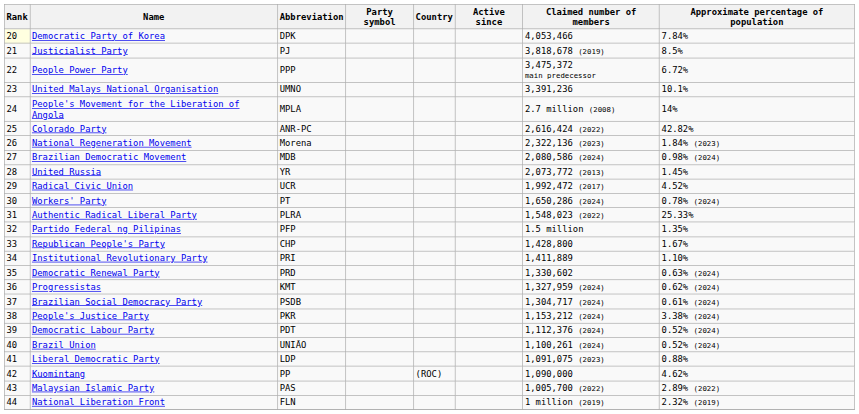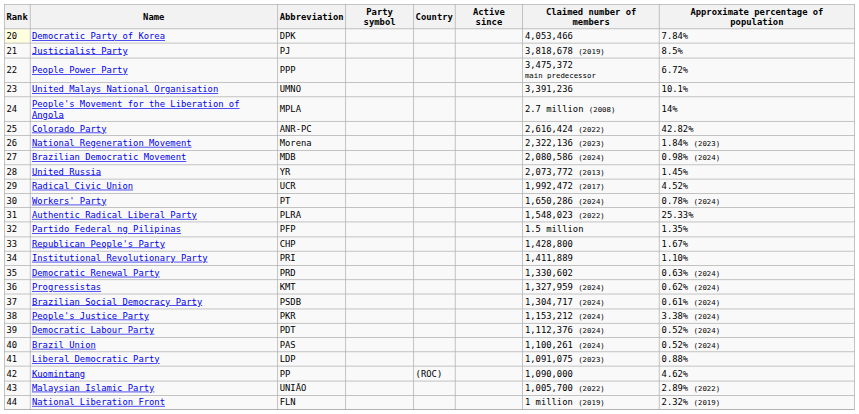(293, 345) UNIÃO -> (288, 345) PAS
(288, 388) PAS -> (293, 388) UNIÃO
